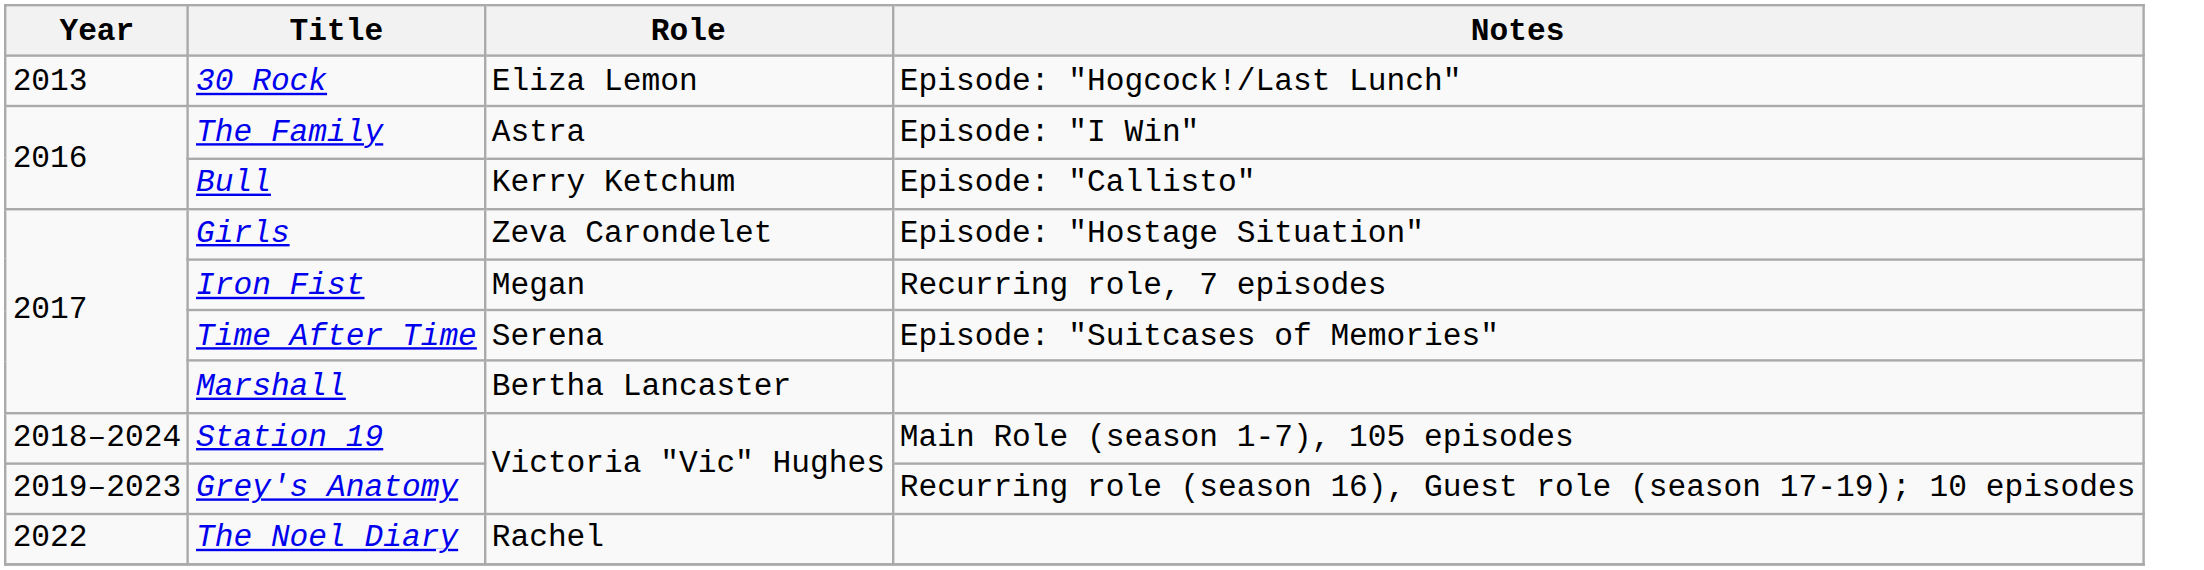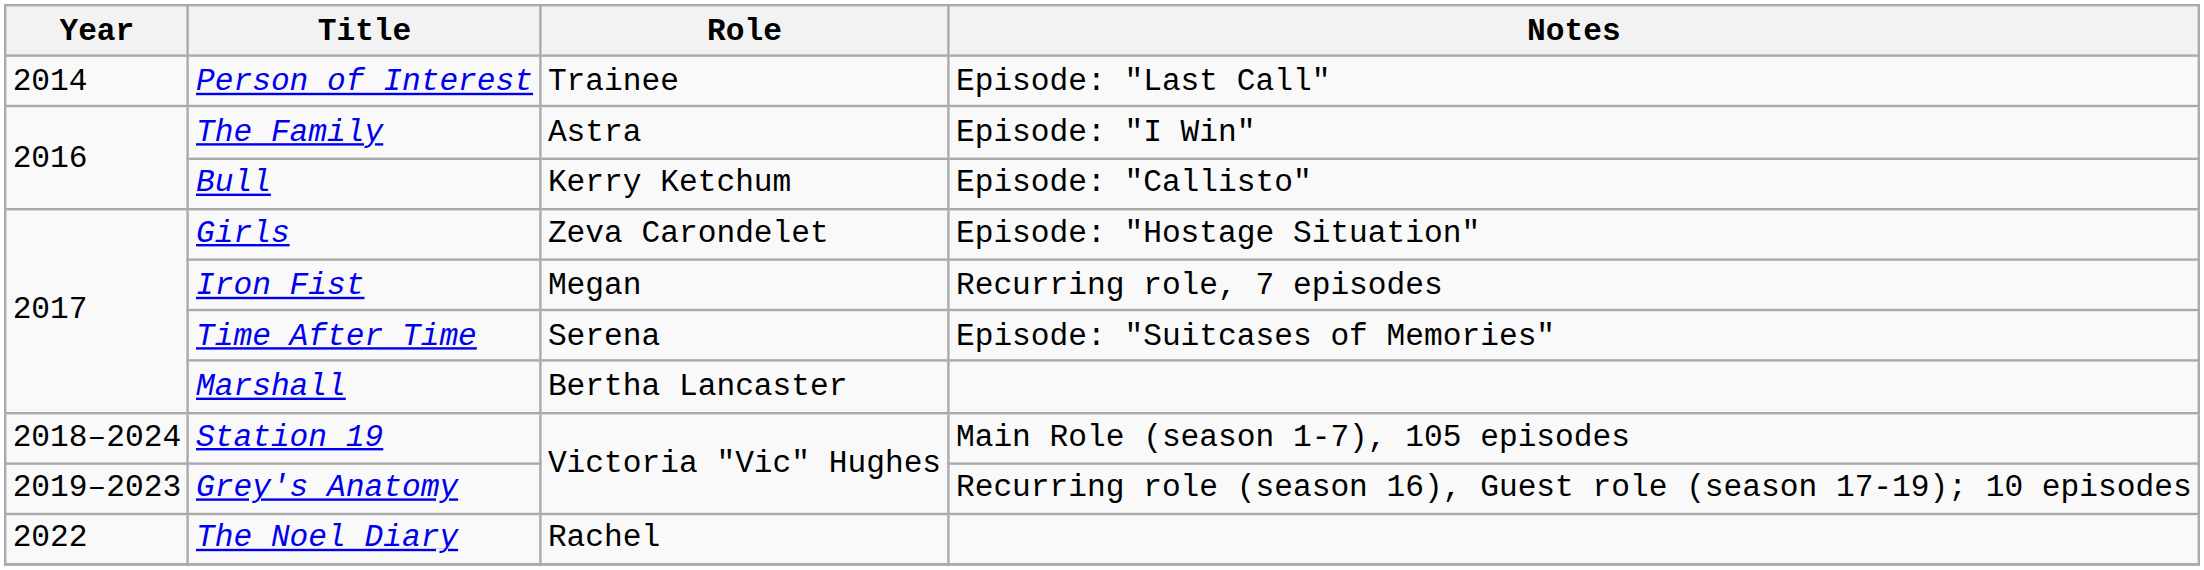- row: (262, 81)
+ row: (365, 81)
